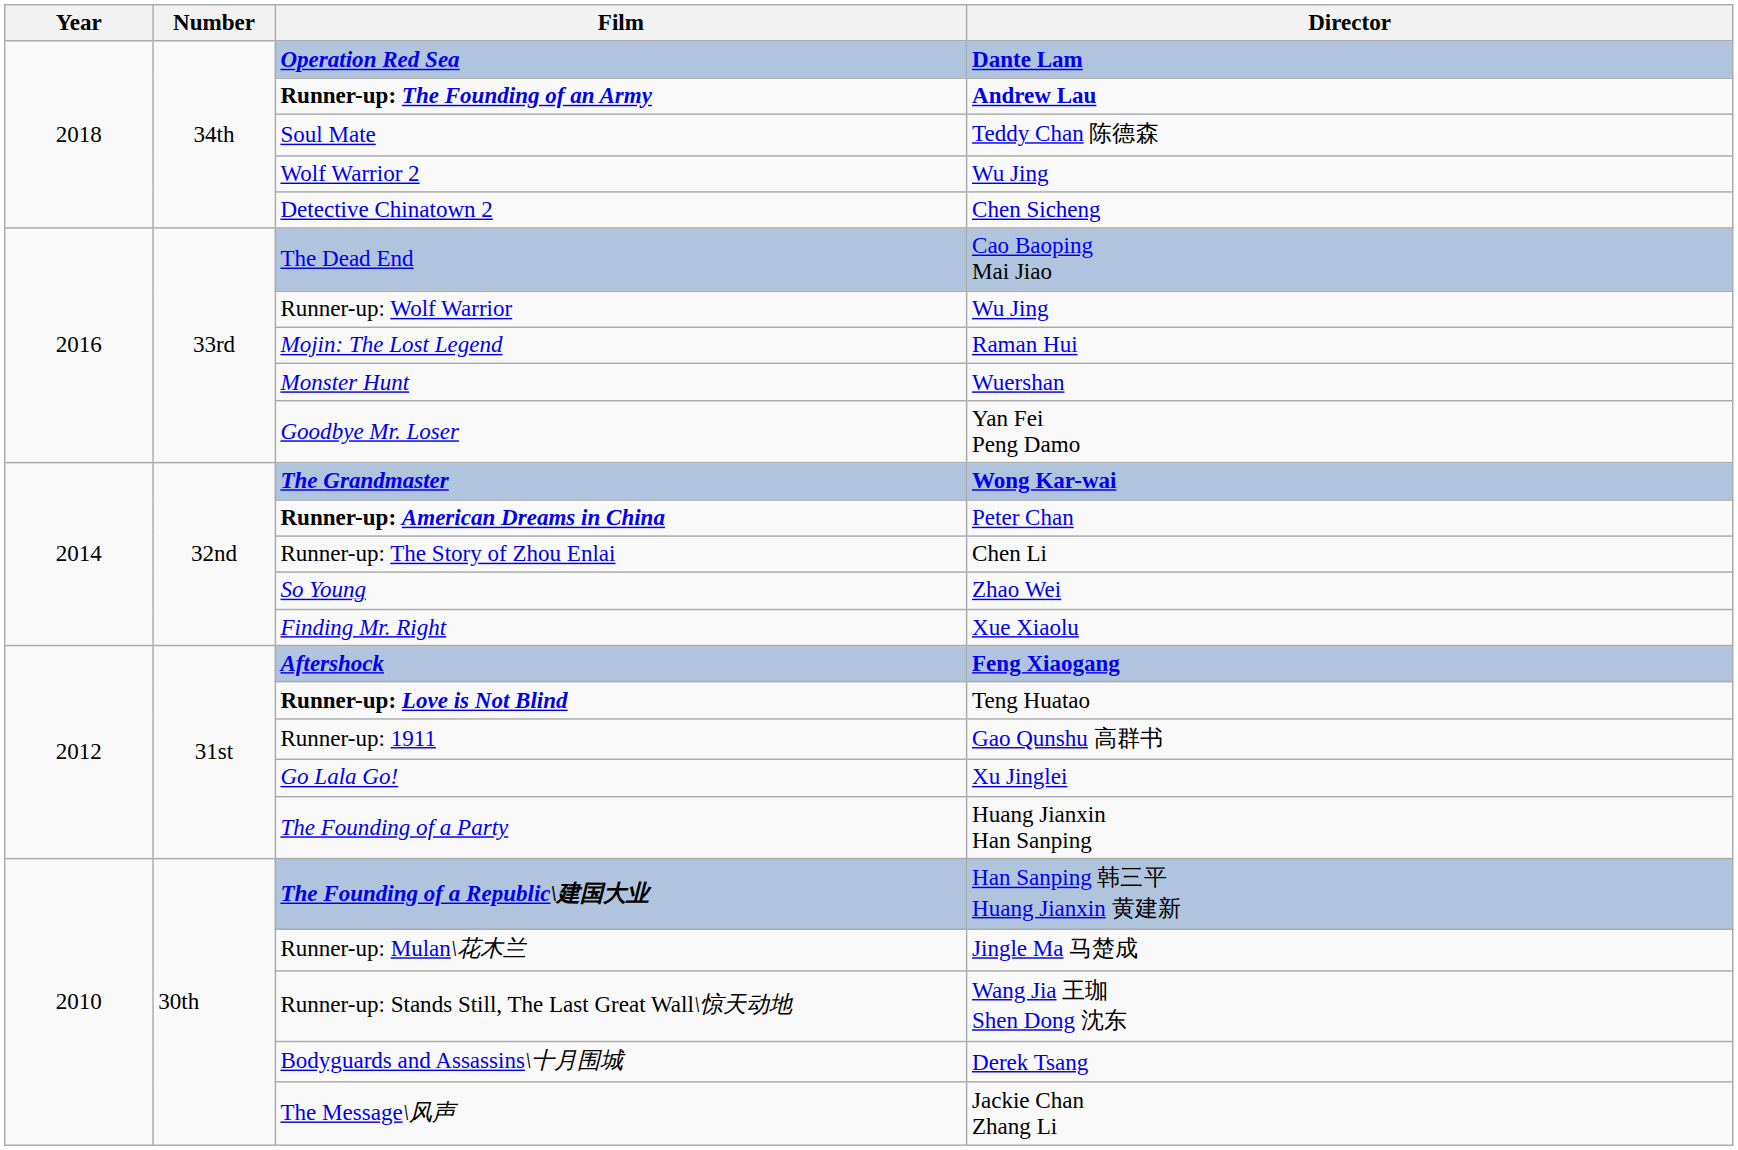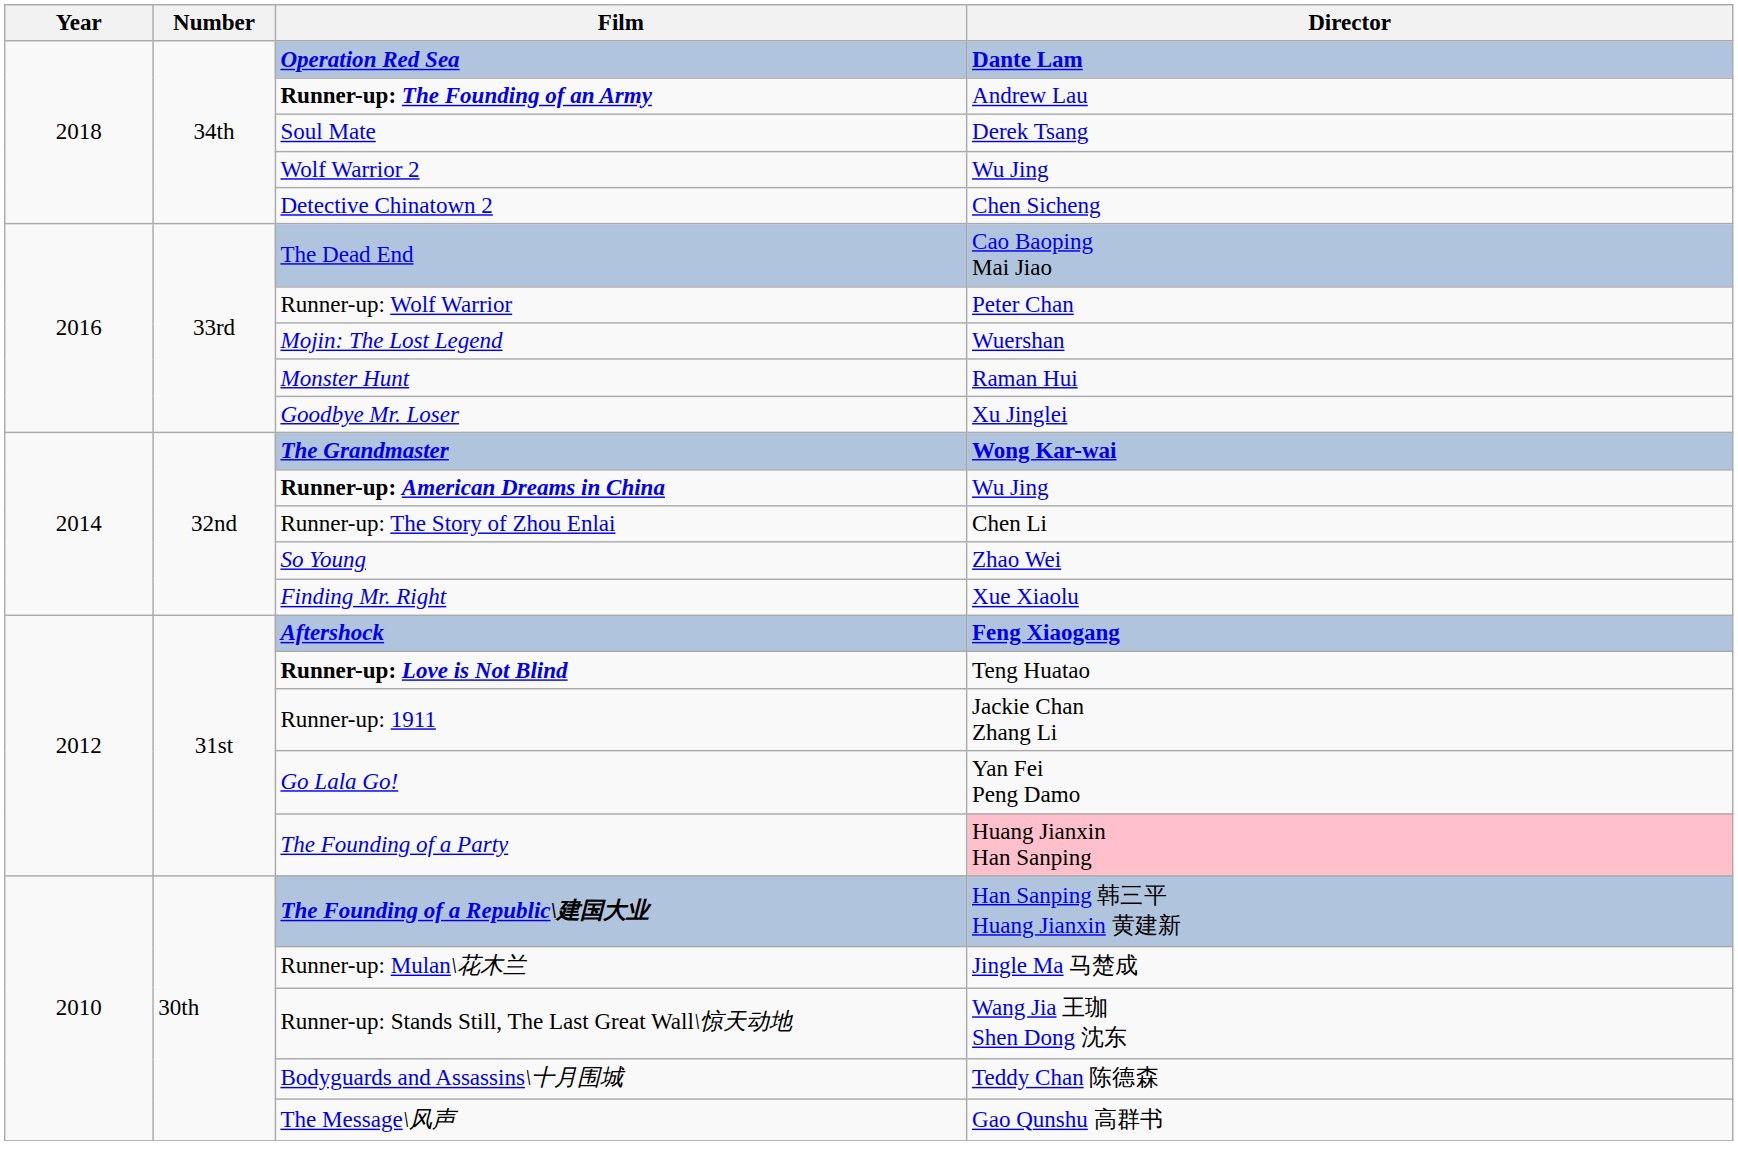(1034, 95) bold -> (1030, 95) normal
(1065, 133) Teddy Chan 陈德森 -> (1030, 132) Derek Tsang
(1010, 308) Wu Jing -> (1023, 304) Peter Chan
(1025, 345) Raman Hui -> (1018, 341) Wuershan
(1018, 381) Wuershan -> (1025, 377) Raman Hui
(1026, 431) Yan Fei Peng Damo -> (1020, 414) Xu Jinglei
(1023, 517) Peter Chan -> (1010, 487) Wu Jing
(1067, 738) Gao Qunshu 高群书 -> (1028, 719) Jackie Chan Zhang Li
(1020, 777) Xu Jinglei -> (1026, 781) Yan Fei Peng Damo
(1039, 827) no background -> (1039, 844) pink background
(1030, 1061) Derek Tsang -> (1065, 1078) Teddy Chan 陈德森
(1028, 1113) Jackie Chan Zhang Li -> (1067, 1119) Gao Qunshu 高群书
